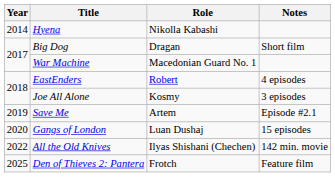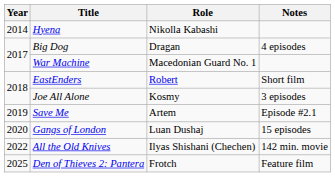(283, 46) Short film -> (283, 46) 4 episodes
(283, 79) 4 episodes -> (283, 79) Short film
